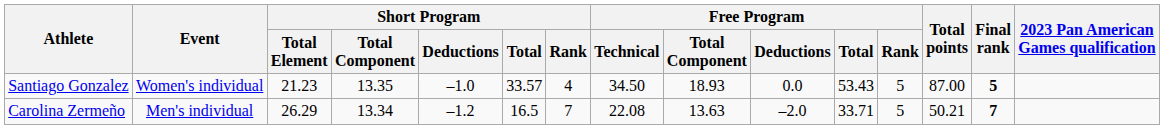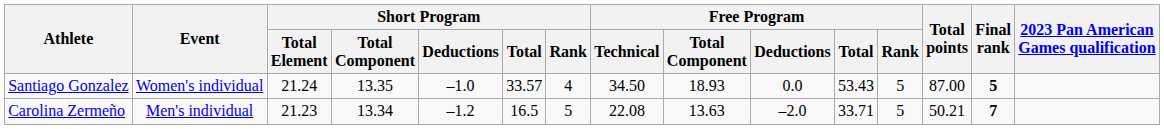(299, 85) 21.23 -> (299, 85) 21.24
(299, 111) 26.29 -> (299, 111) 21.23
(568, 111) 7 -> (568, 111) 5
